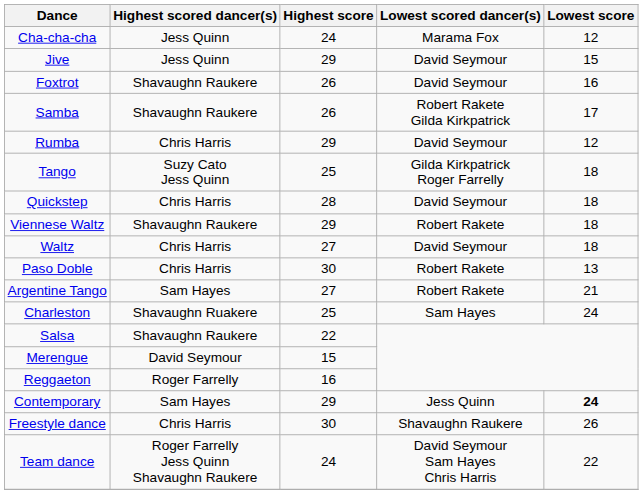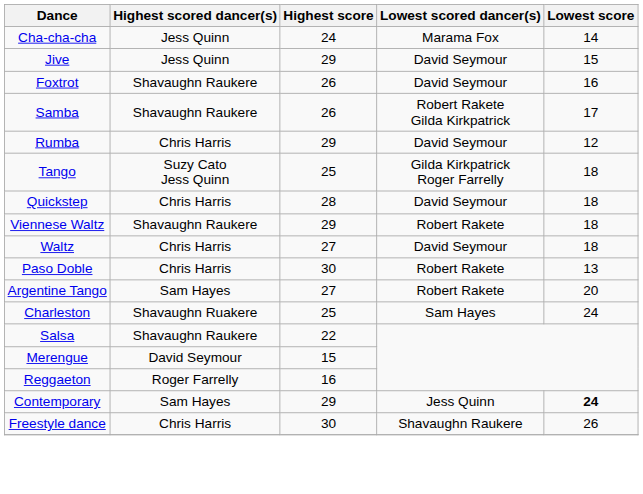(591, 37) 12 -> (591, 37) 14
(591, 290) 21 -> (591, 290) 20
- row: (57, 461)
